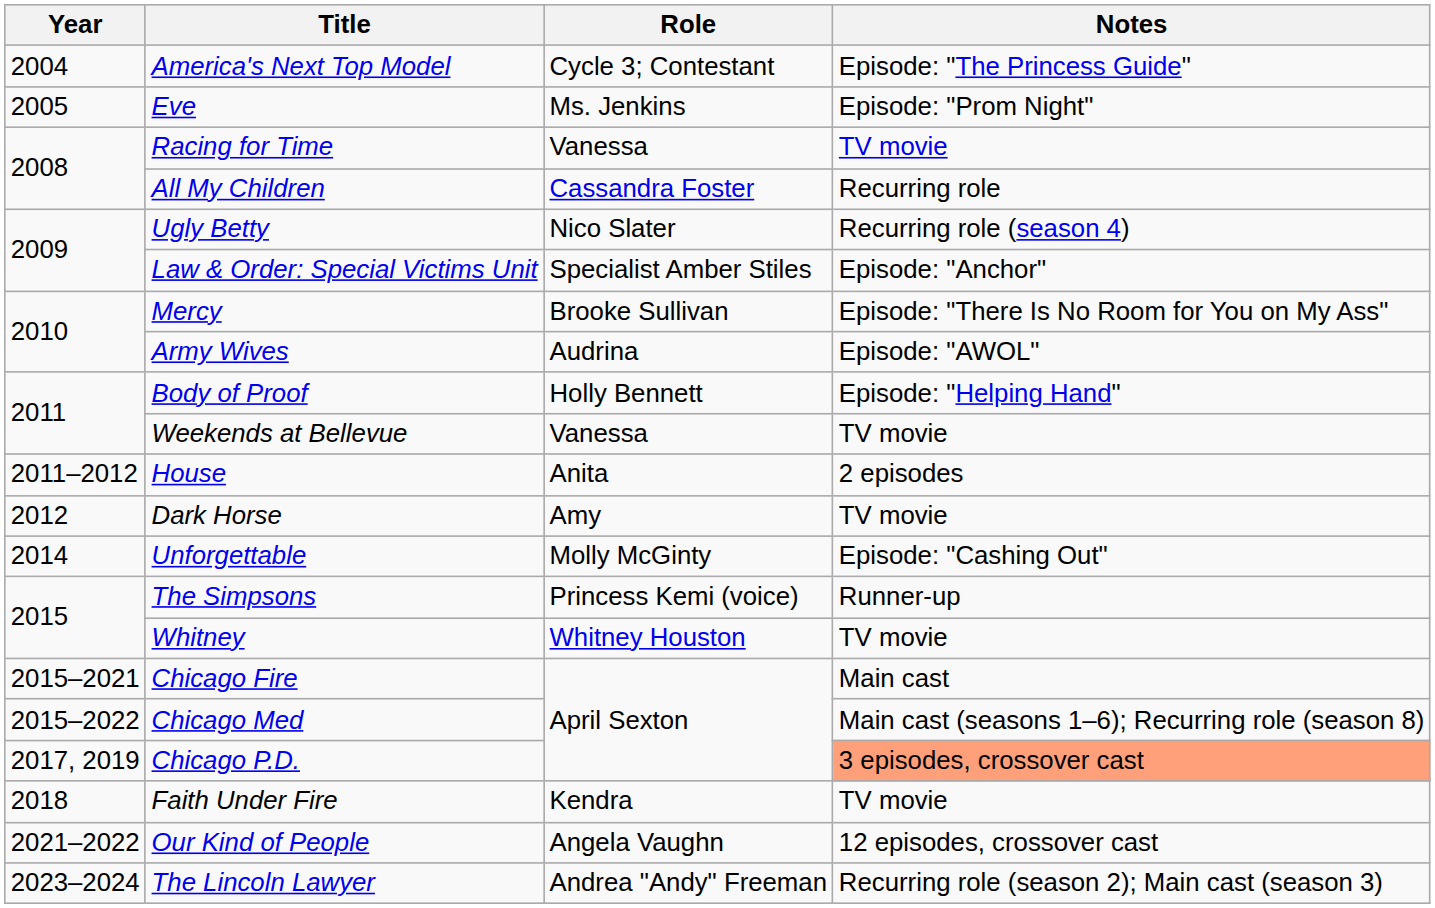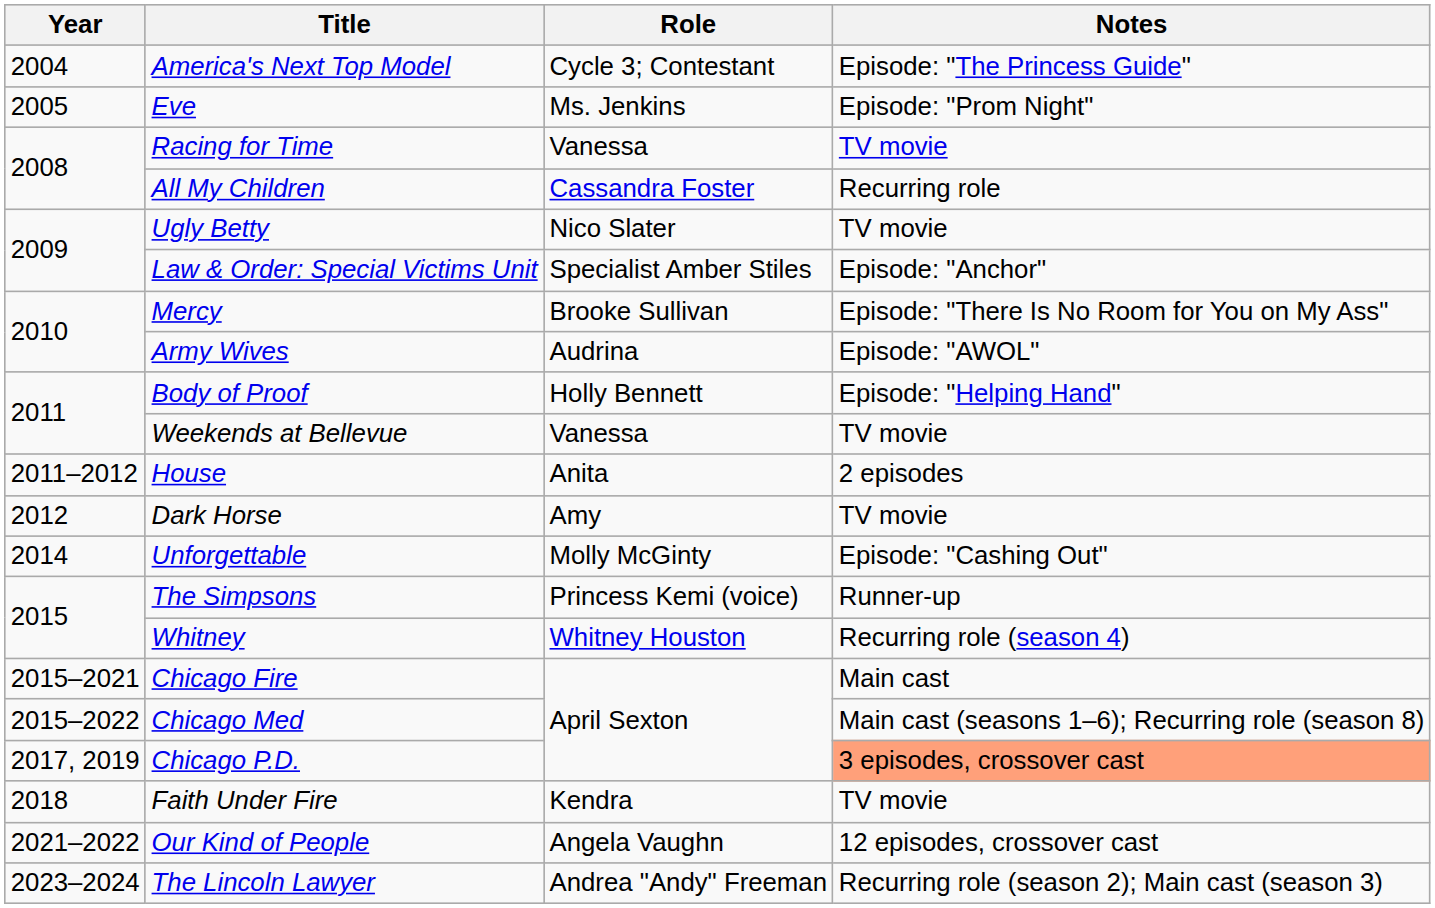(984, 229) Recurring role (season 4) -> (893, 229) TV movie
(893, 637) TV movie -> (984, 637) Recurring role (season 4)
